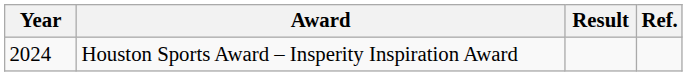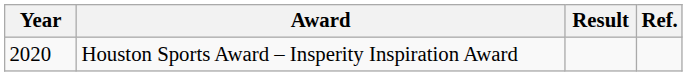(30, 53) 2024 -> (30, 53) 2020
